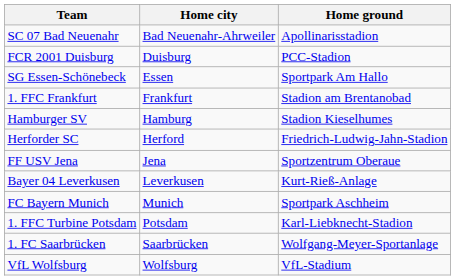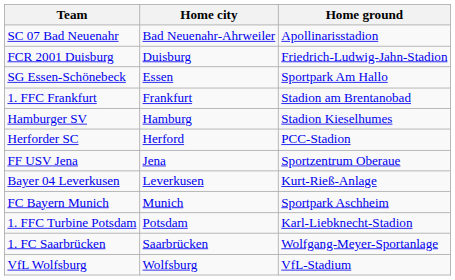(316, 56) PCC-Stadion -> (364, 56) Friedrich-Ludwig-Jahn-Stadion
(364, 139) Friedrich-Ludwig-Jahn-Stadion -> (316, 139) PCC-Stadion
